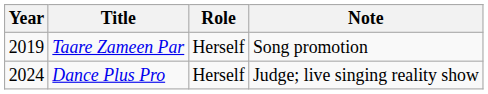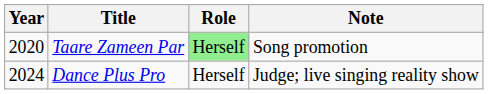(26, 46) 2019 -> (26, 46) 2020
(219, 46) no background -> (219, 46) lightgreen background
